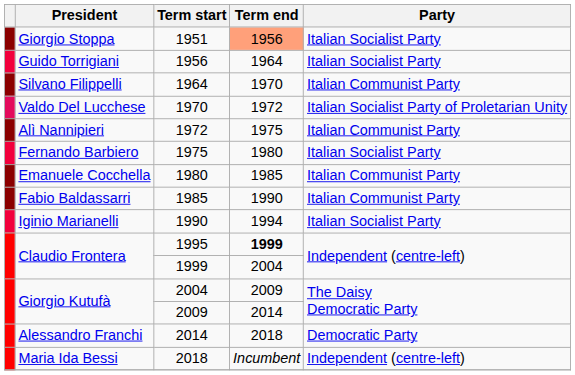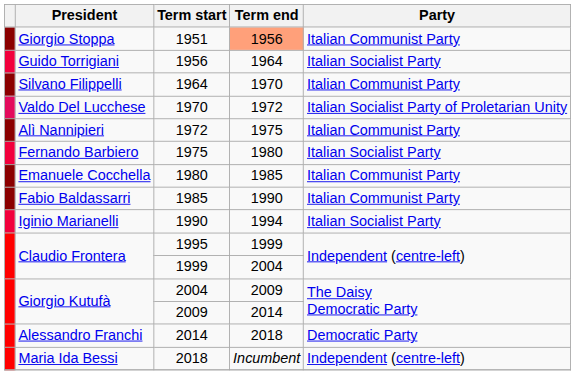(374, 38) Italian Socialist Party -> (383, 38) Italian Communist Party
(267, 244) bold -> (267, 244) normal
